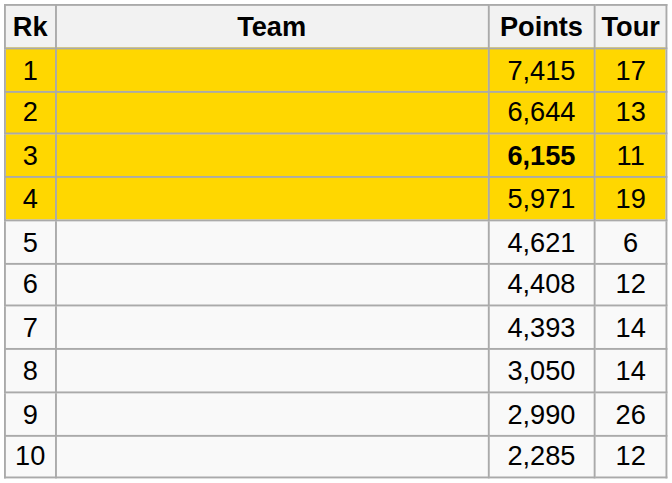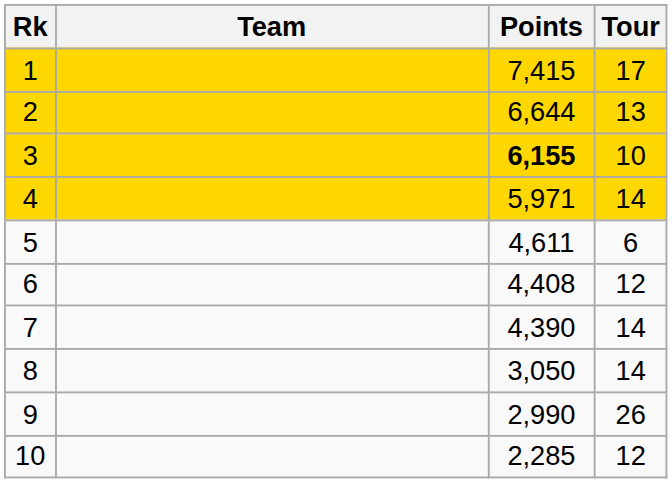(631, 156) 11 -> (631, 156) 10
(631, 199) 19 -> (631, 199) 14
(541, 242) 4,621 -> (541, 242) 4,611
(541, 328) 4,393 -> (541, 328) 4,390
